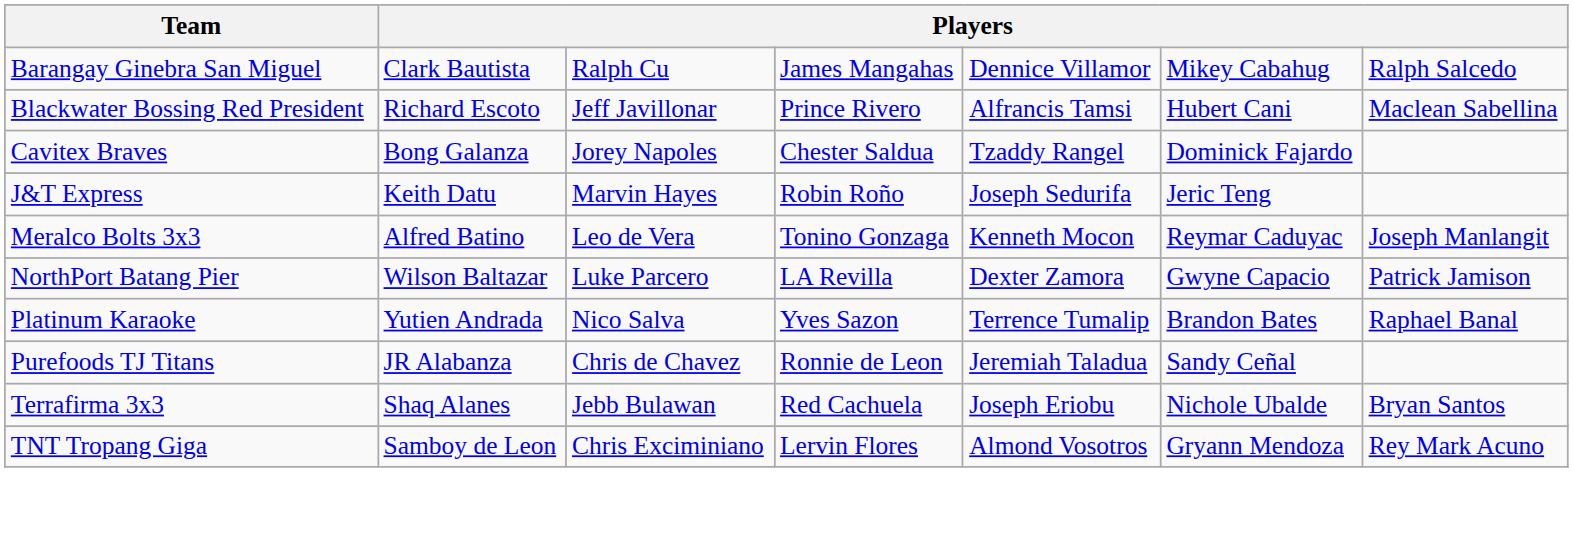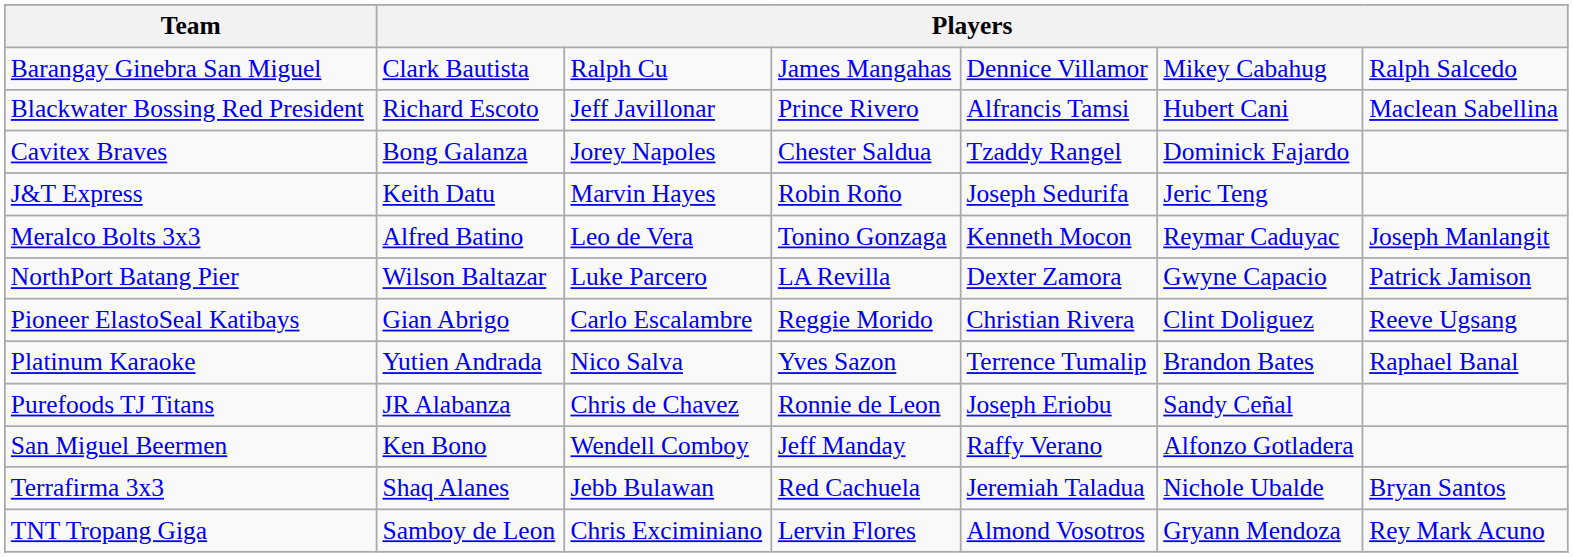+ row: (155, 320)
(1058, 362) Jeremiah Taladua -> (1039, 404) Joseph Eriobu
+ row: (119, 446)
(1042, 404) Joseph Eriobu -> (1056, 488) Jeremiah Taladua
